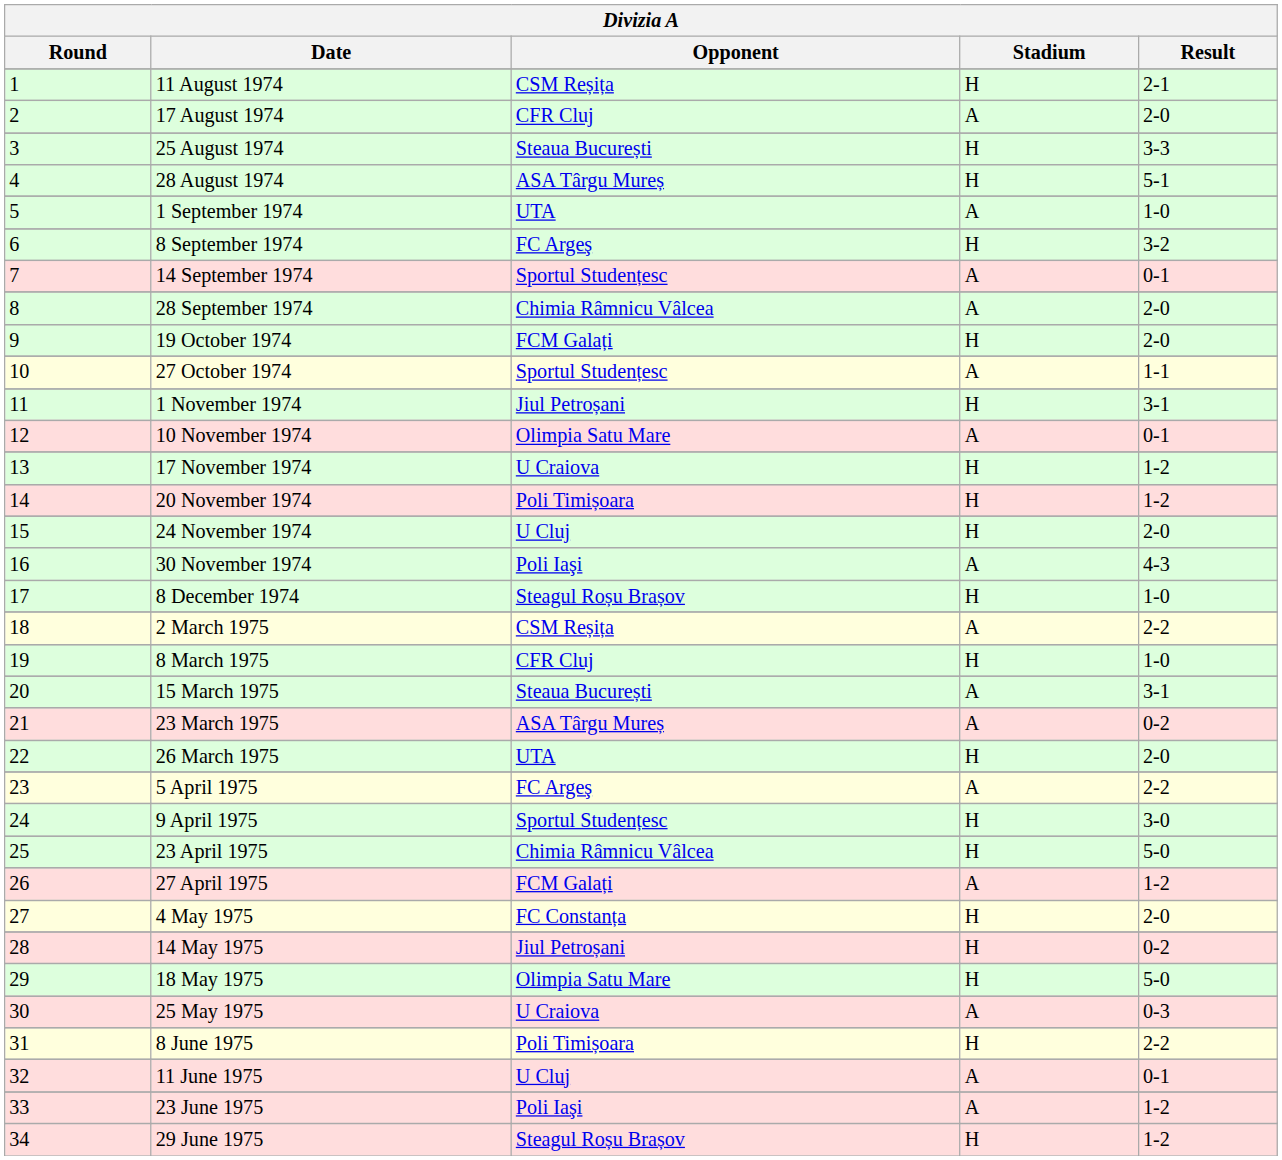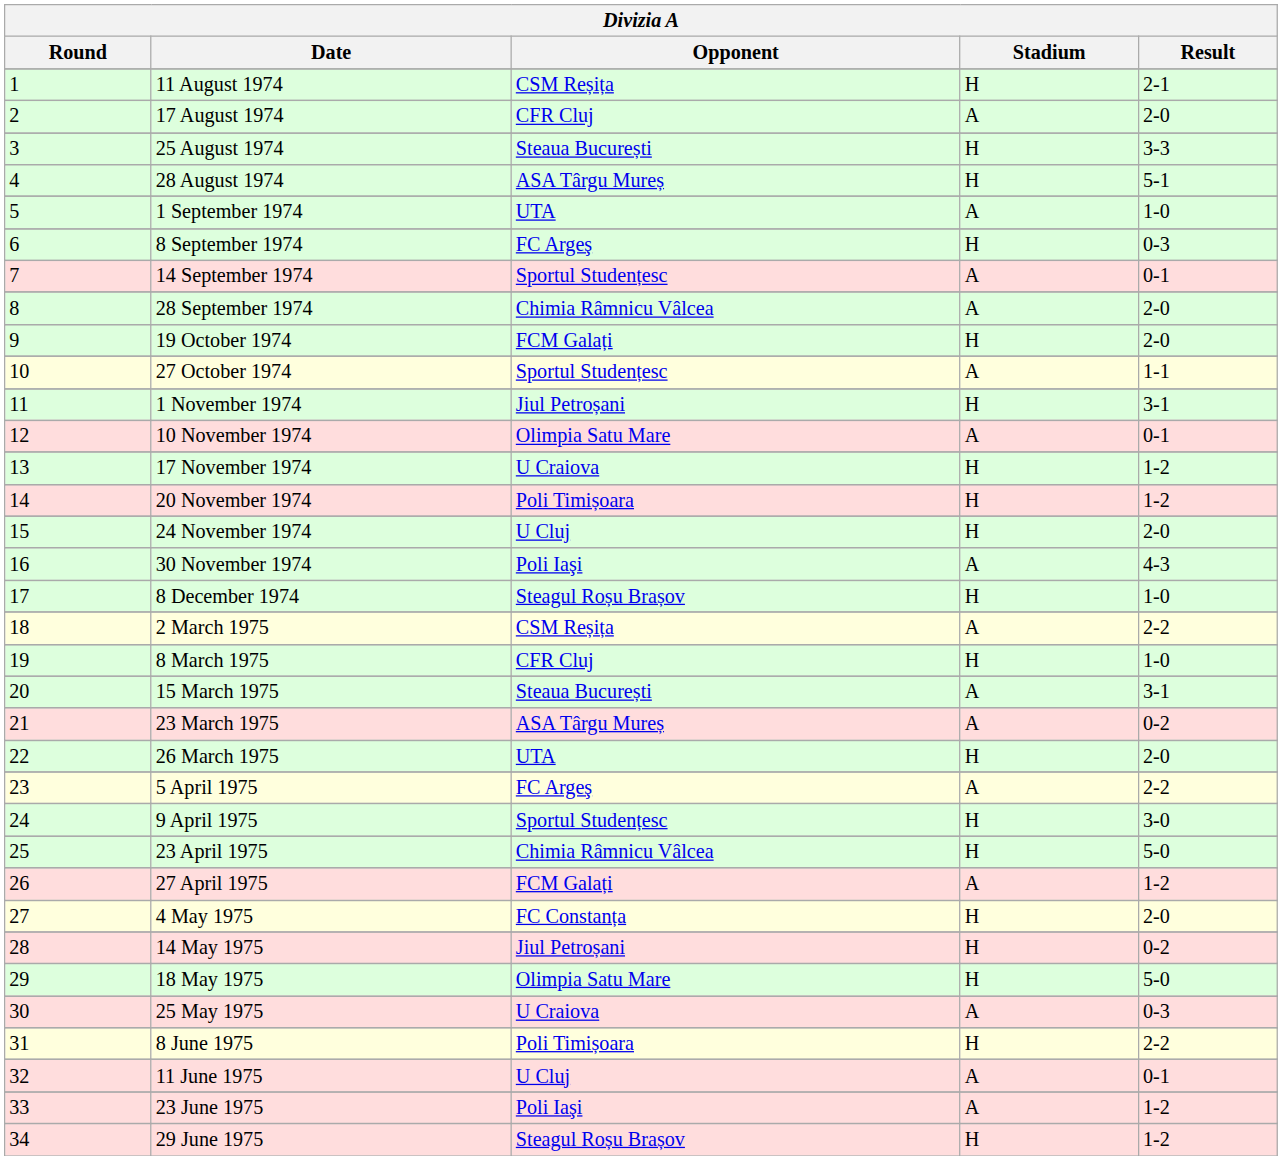(1156, 244) 3-2 -> (1156, 244) 0-3
